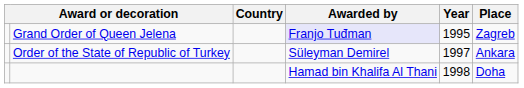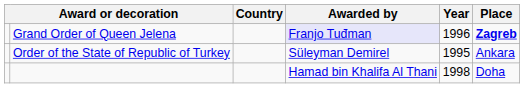(456, 33) 1995 -> (456, 33) 1996
(495, 33) normal -> (496, 33) bold
(456, 53) 1997 -> (456, 53) 1995
